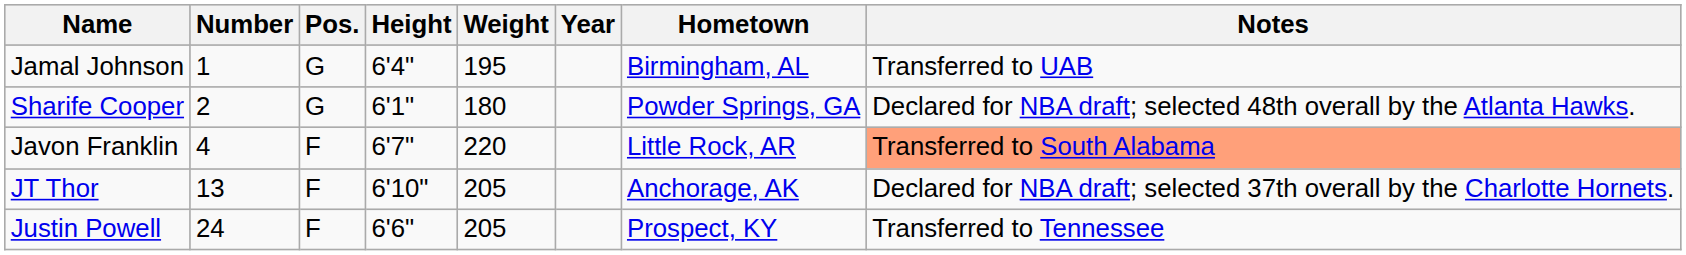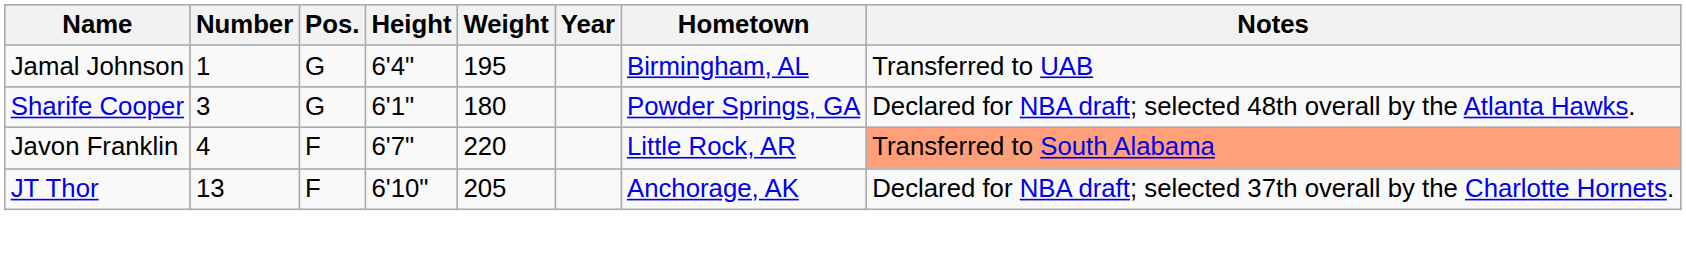(203, 106) 2 -> (203, 106) 3
- row: (86, 229)
